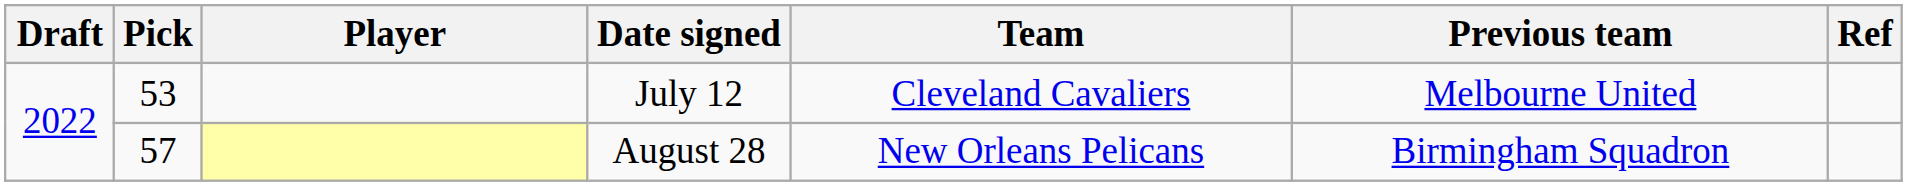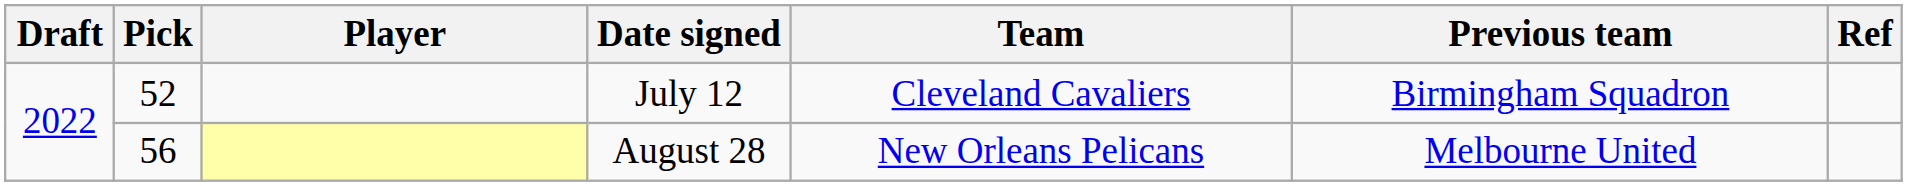(158, 92) 53 -> (158, 92) 52
(1560, 92) Melbourne United -> (1560, 92) Birmingham Squadron
(158, 151) 57 -> (158, 151) 56
(1560, 151) Birmingham Squadron -> (1560, 151) Melbourne United
